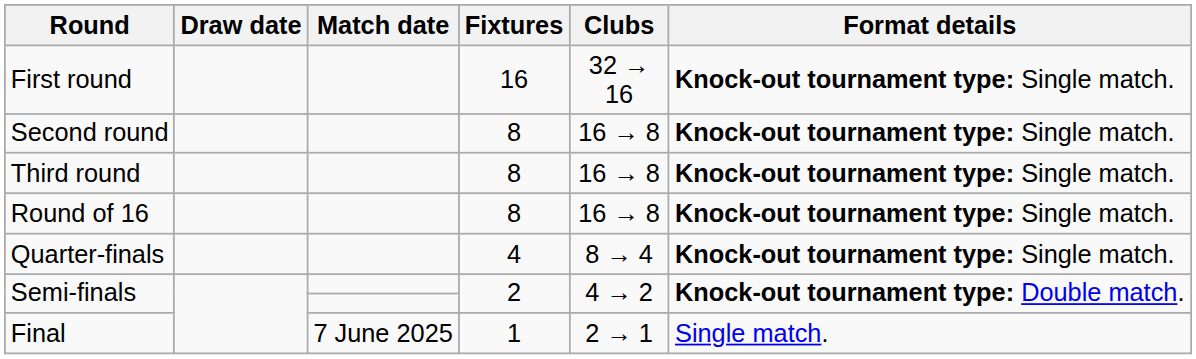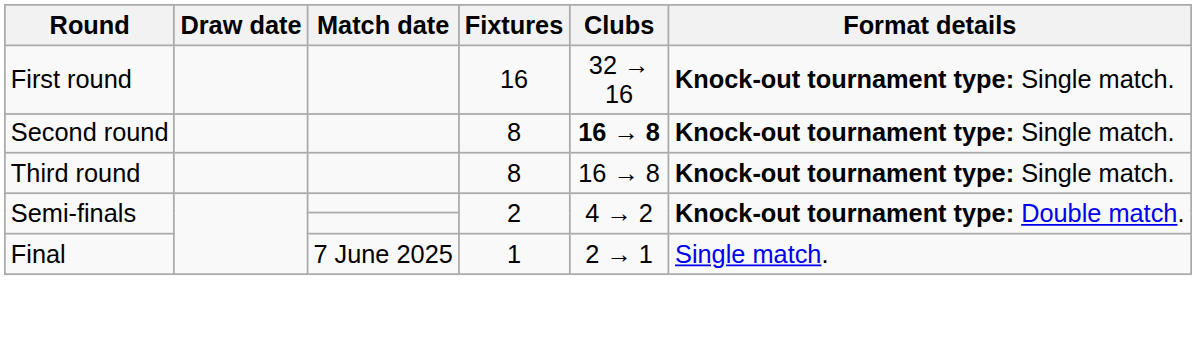(619, 134) normal -> (619, 134) bold
- row: (80, 214)
- row: (88, 254)
